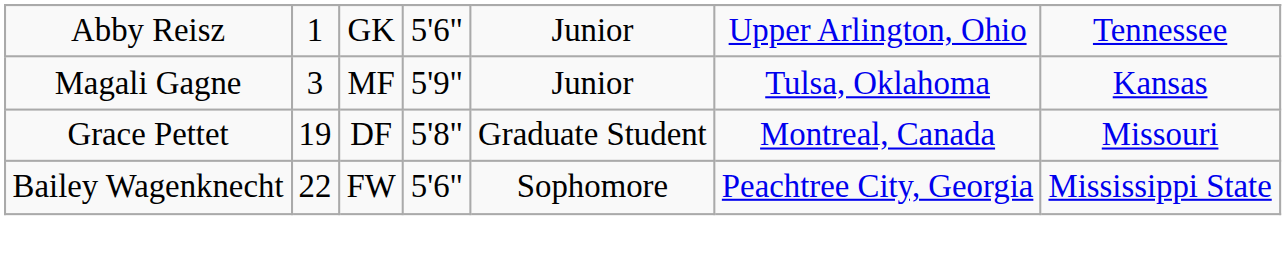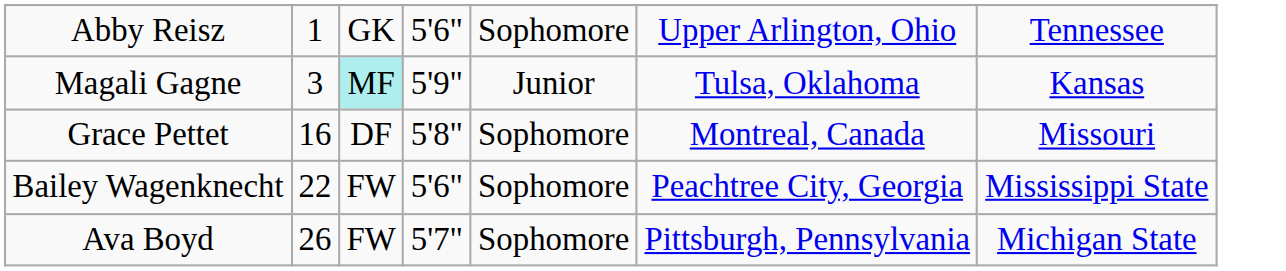(592, 30) Junior -> (554, 30) Sophomore
(371, 82) no background -> (371, 82) paleturquoise background
(315, 134) 19 -> (315, 134) 16
(592, 134) Graduate Student -> (554, 134) Sophomore
+ row: (148, 238)
